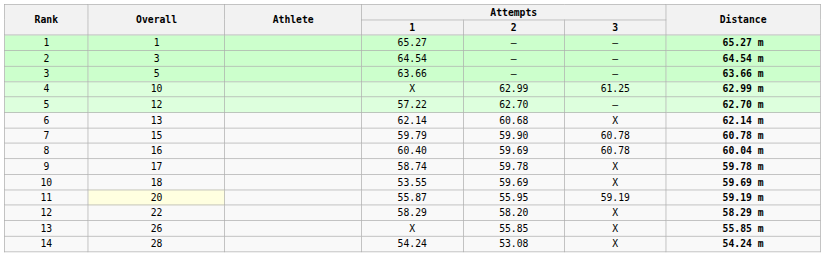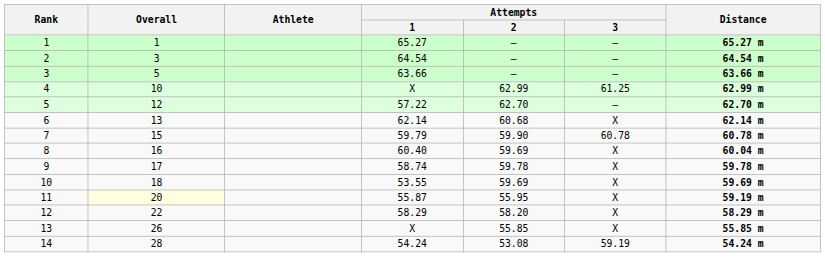(615, 151) 60.78 -> (615, 151) X
(615, 198) 59.19 -> (615, 198) X
(615, 244) X -> (615, 244) 59.19
